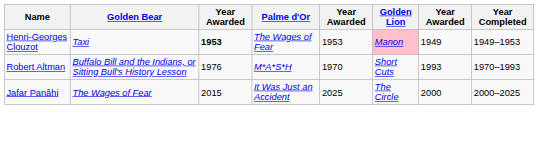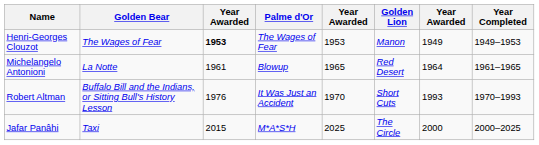(81, 42) Taxi -> (122, 42) The Wages of Fear
(389, 42) pink background -> (391, 42) no background
+ row: (34, 67)
(273, 67) M*A*S*H -> (287, 97) It Was Just an Accident
(112, 92) The Wages of Fear -> (91, 128) Taxi
(283, 92) It Was Just an Accident -> (277, 128) M*A*S*H
